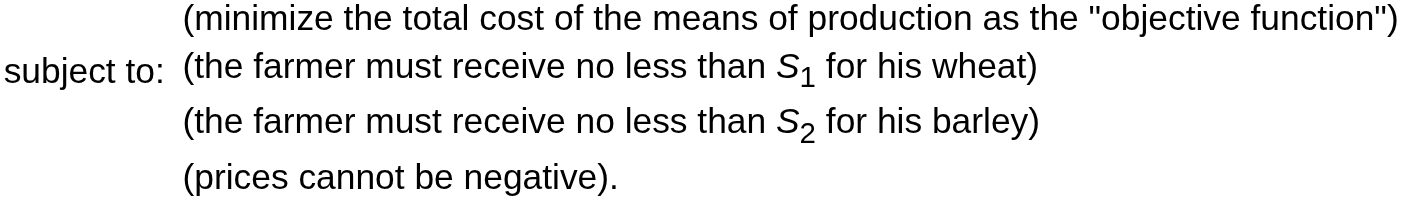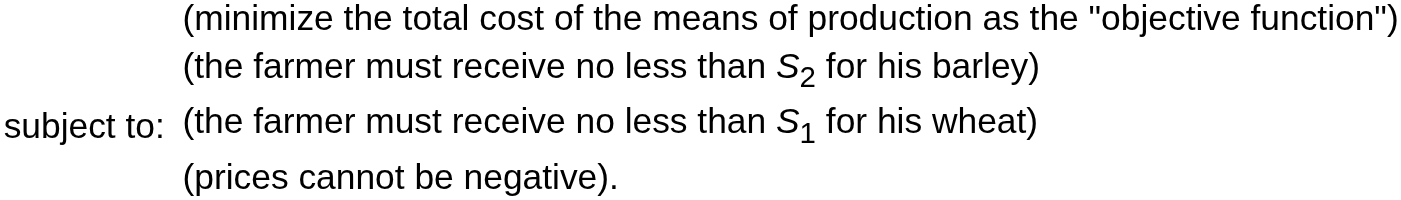rows swapped: (610, 71) <-> (611, 126)
